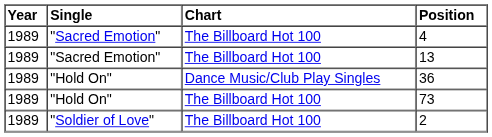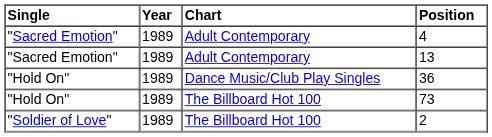columns swapped: (22, 15) <-> (71, 15)
(253, 36) The Billboard Hot 100 -> (247, 36) Adult Contemporary
(253, 57) The Billboard Hot 100 -> (247, 57) Adult Contemporary
